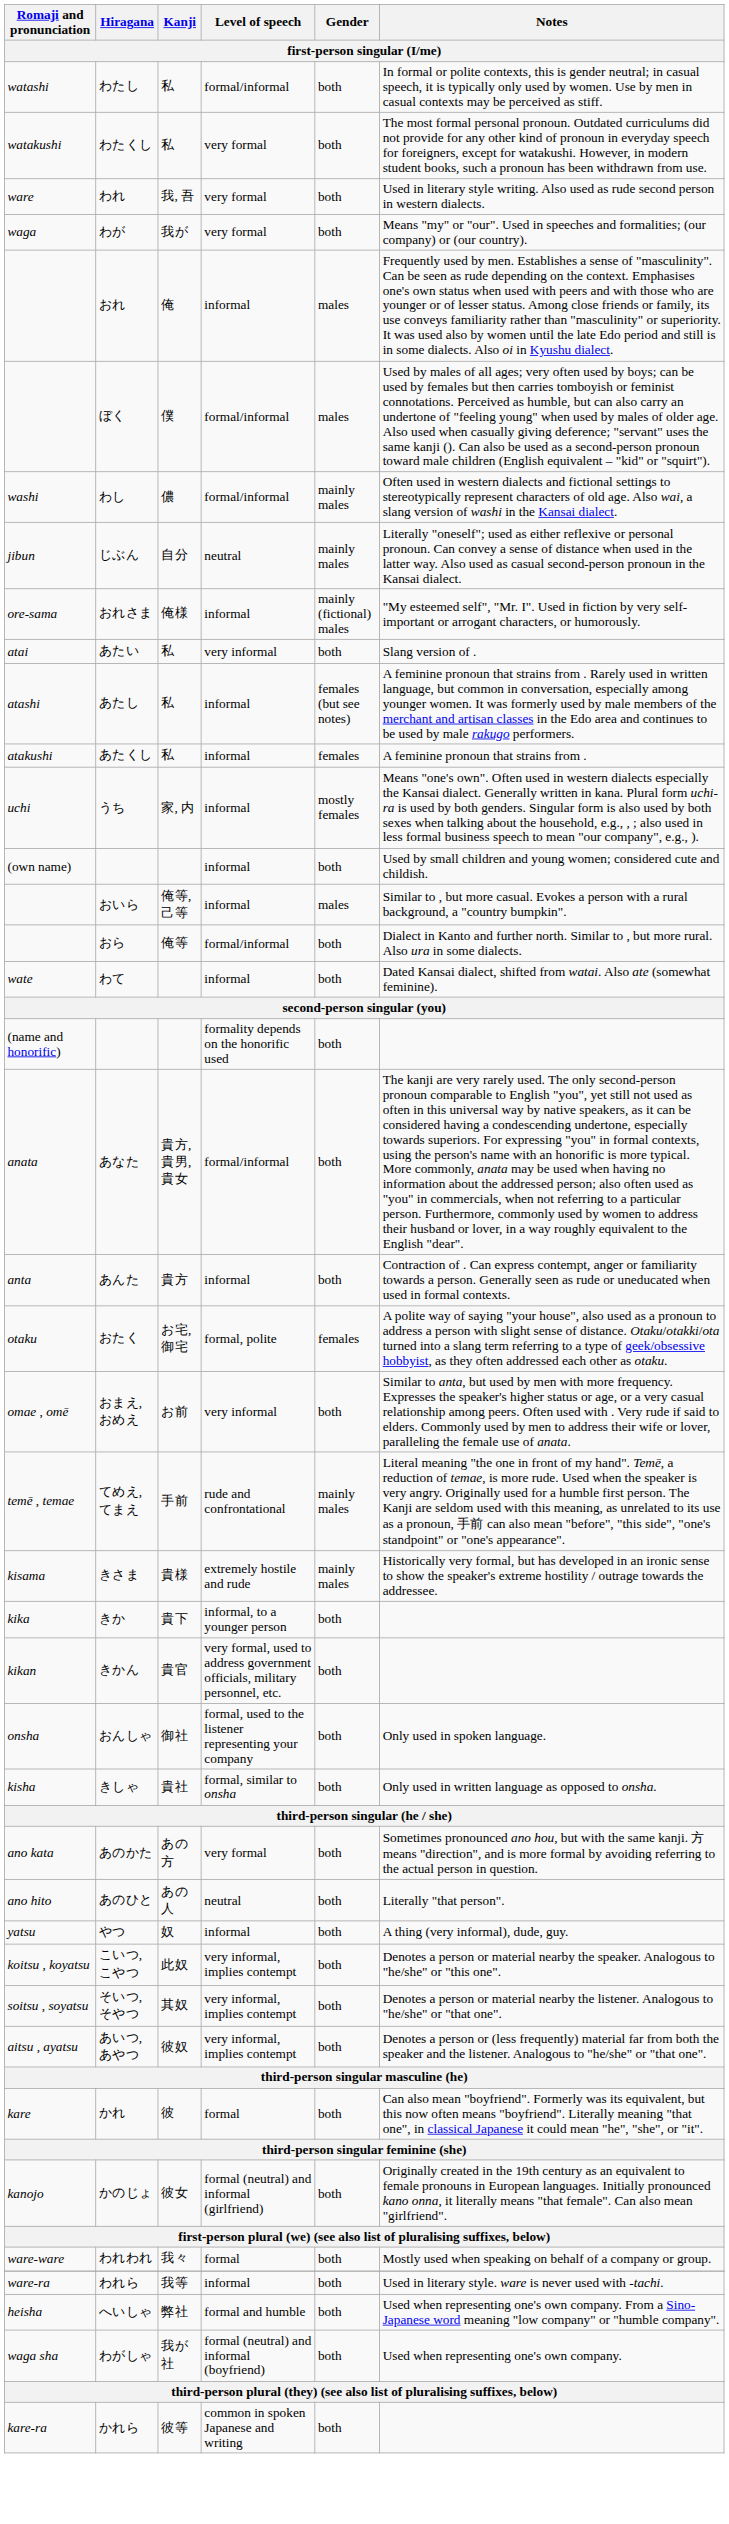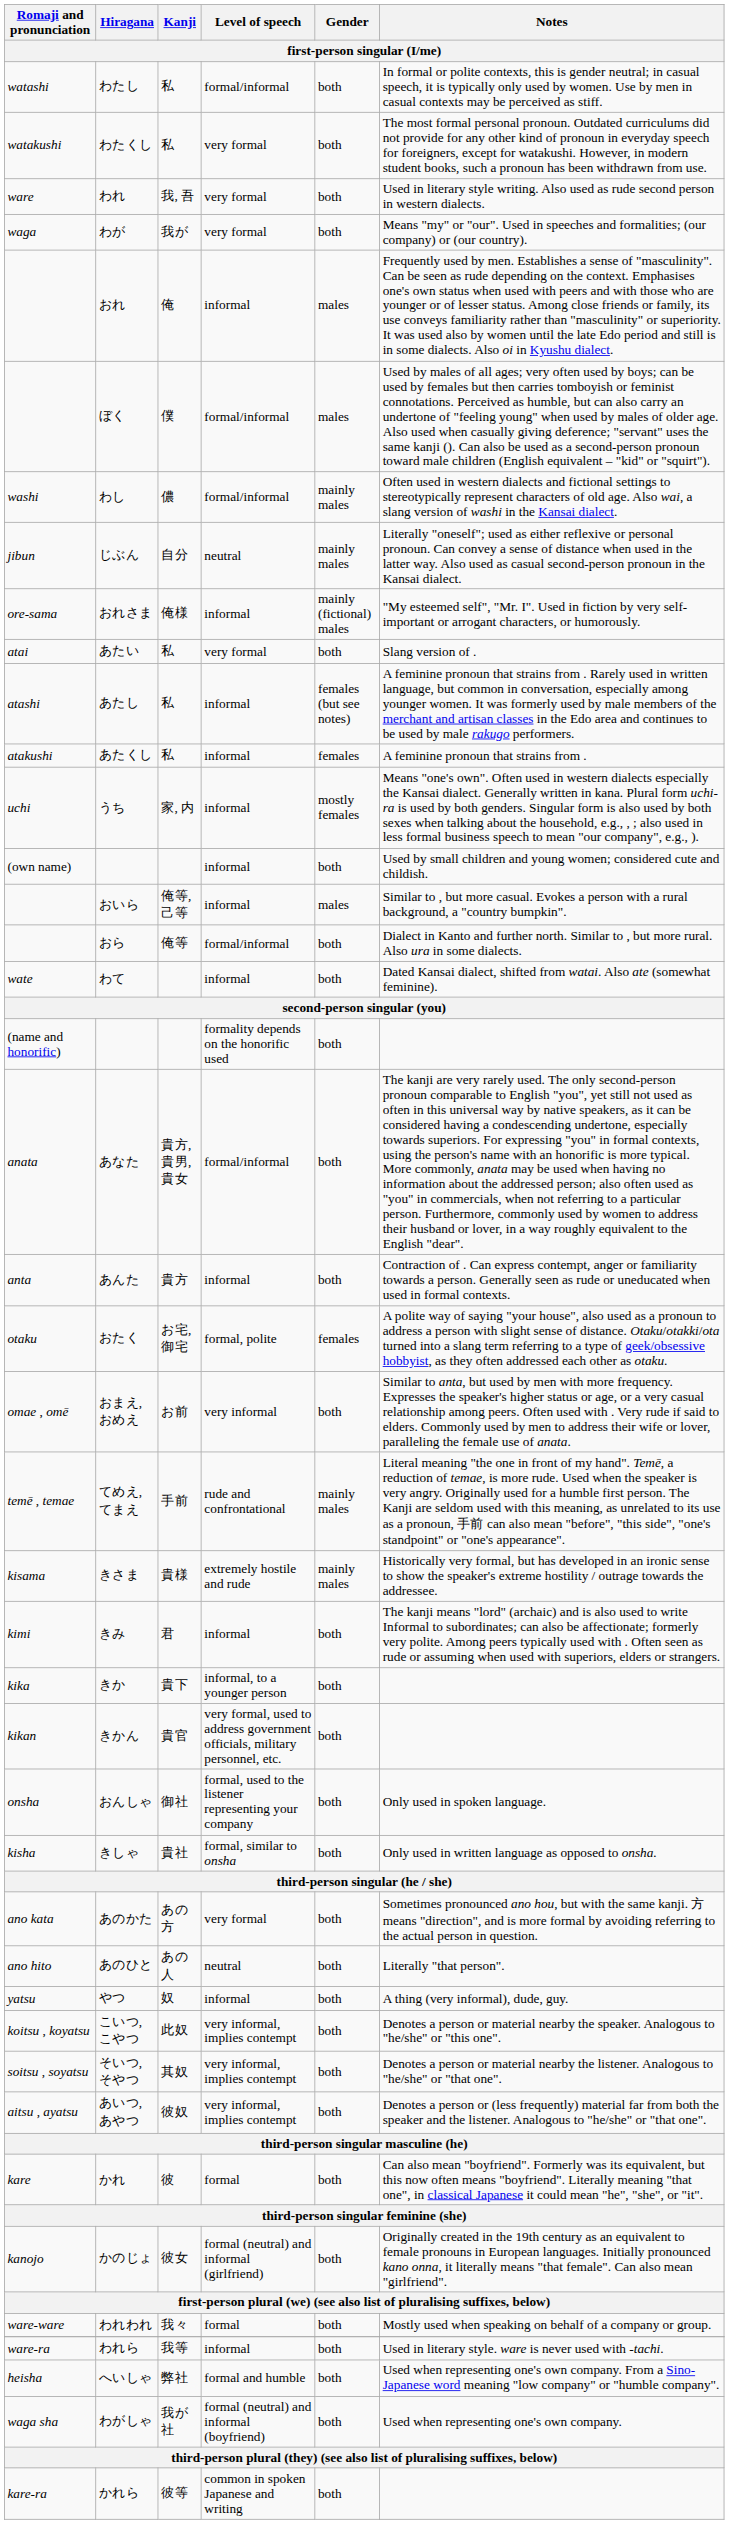(241, 651) very informal -> (236, 651) very formal
+ row: (19, 1634)
